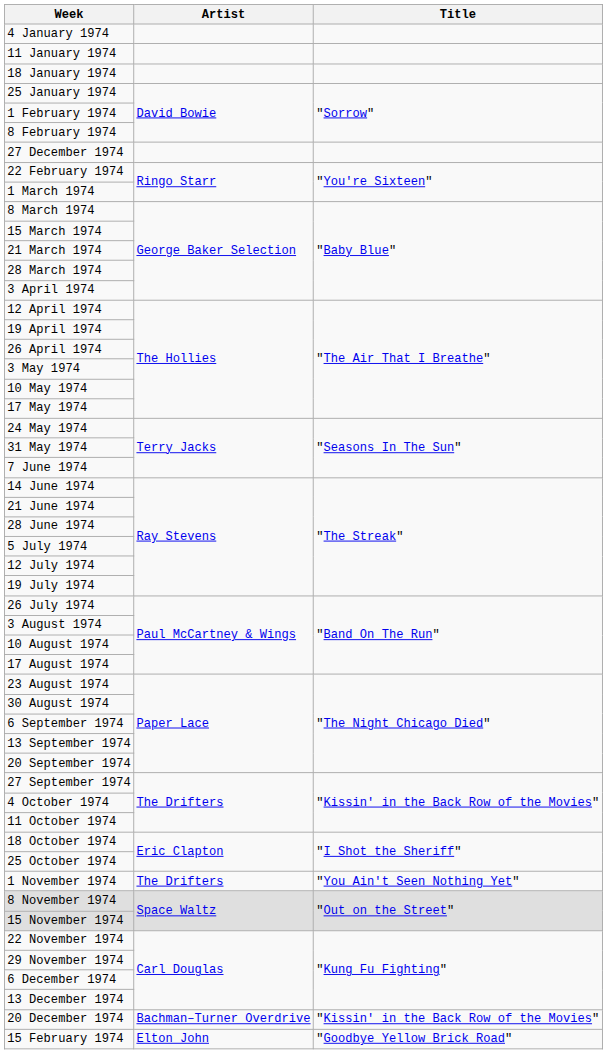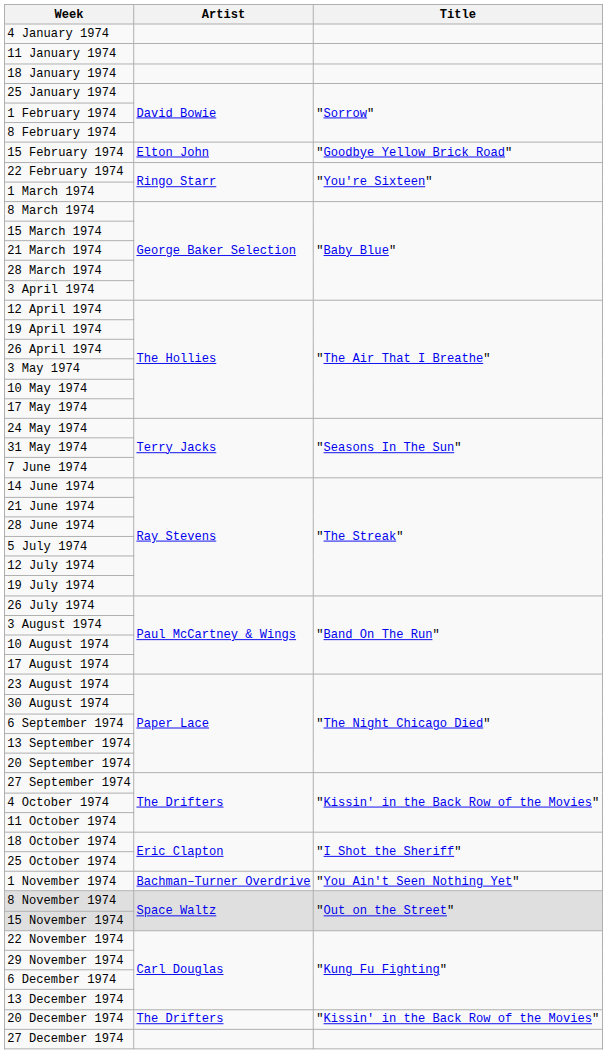rows swapped: (65, 1039) <-> (65, 152)
(180, 881) The Drifters -> (224, 881) Bachman–Turner Overdrive
(224, 1019) Bachman–Turner Overdrive -> (180, 1019) The Drifters
